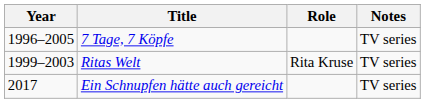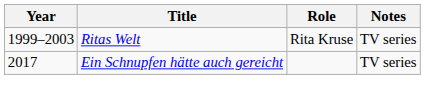- row: (127, 39)
